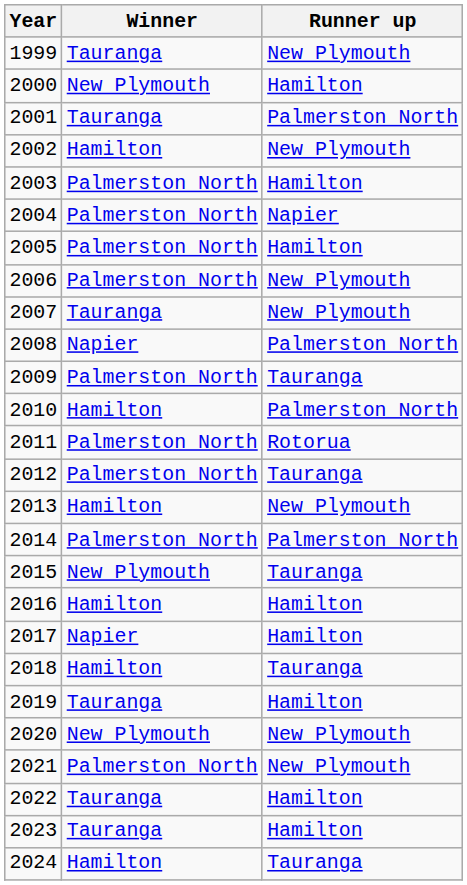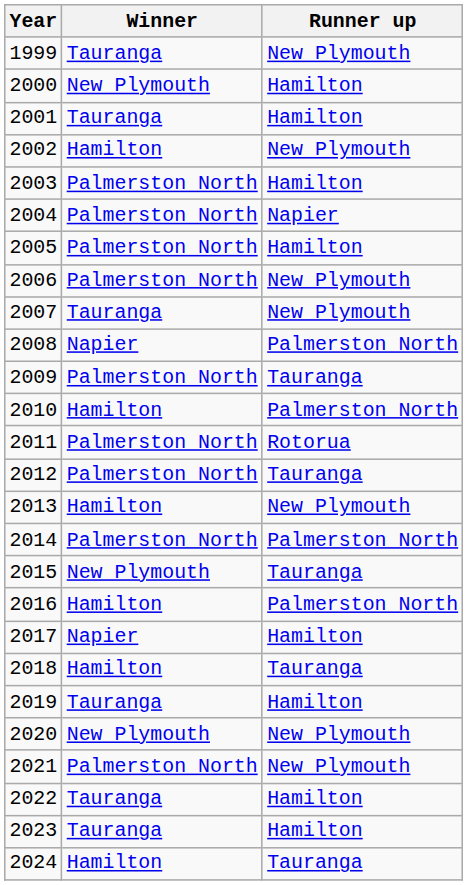(363, 118) Palmerston North -> (315, 118) Hamilton
(315, 604) Hamilton -> (363, 604) Palmerston North
